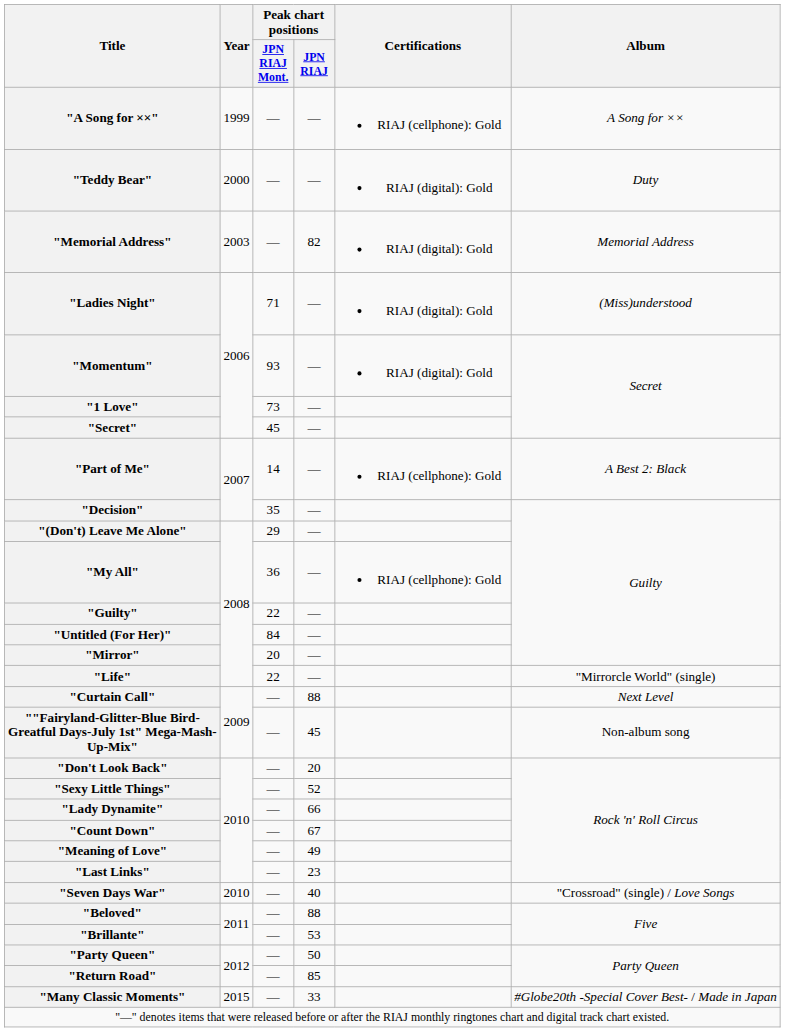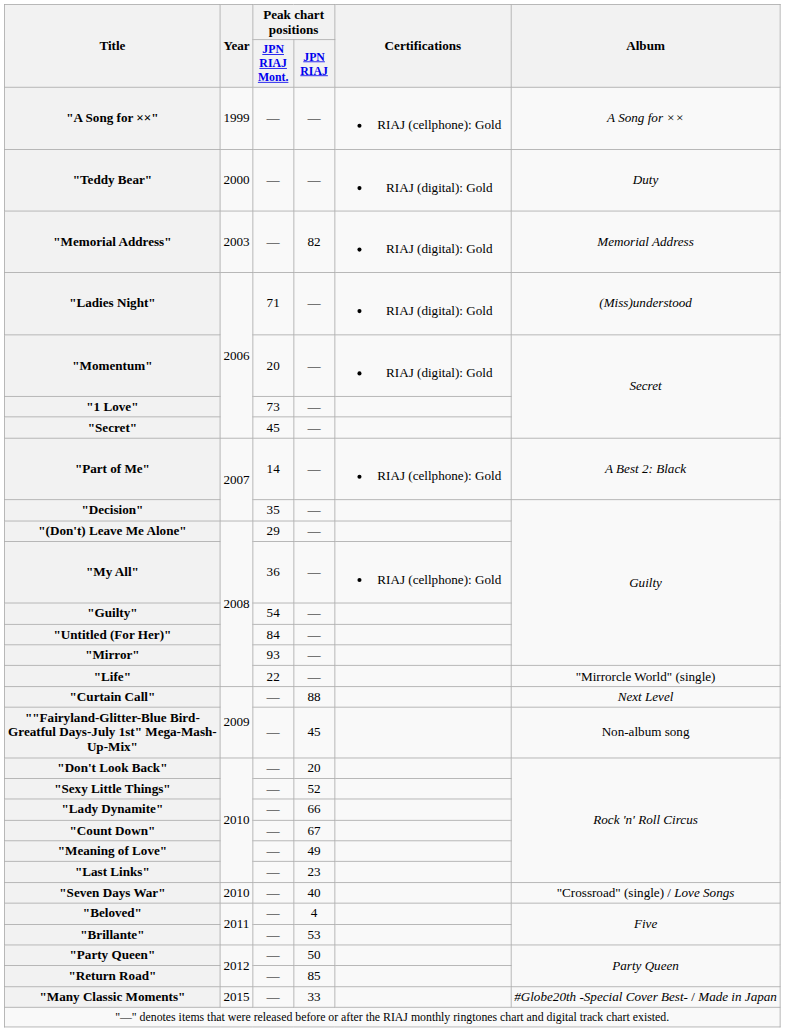(273, 365) 93 -> (273, 365) 20
(273, 613) 22 -> (273, 613) 54
(273, 655) 20 -> (273, 655) 93
(314, 913) 88 -> (314, 913) 4
